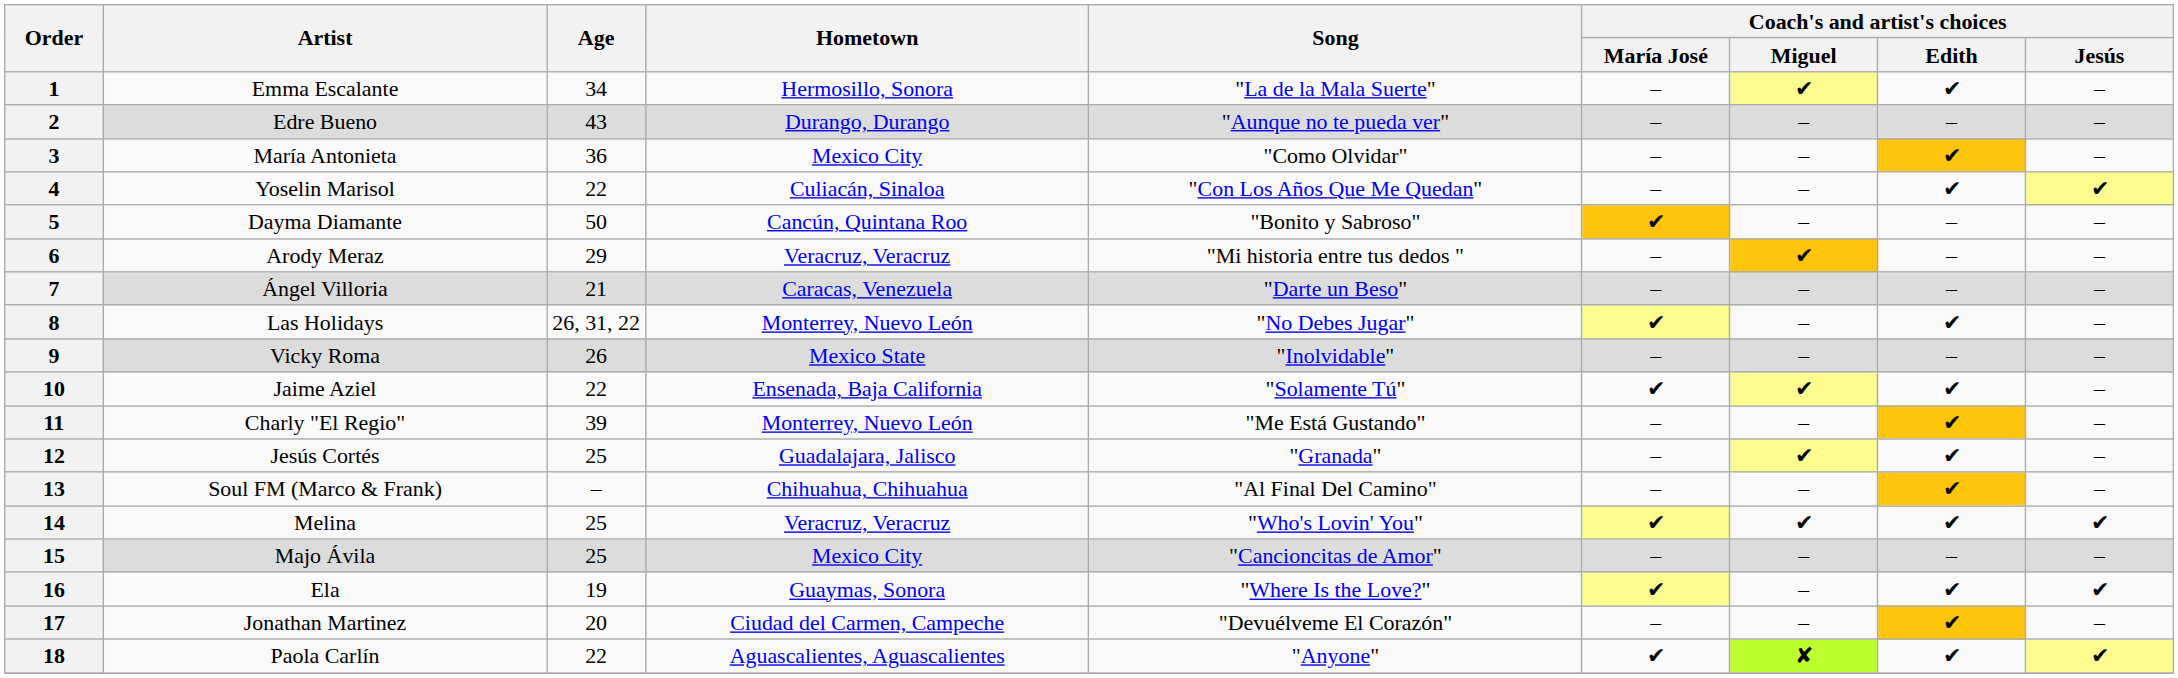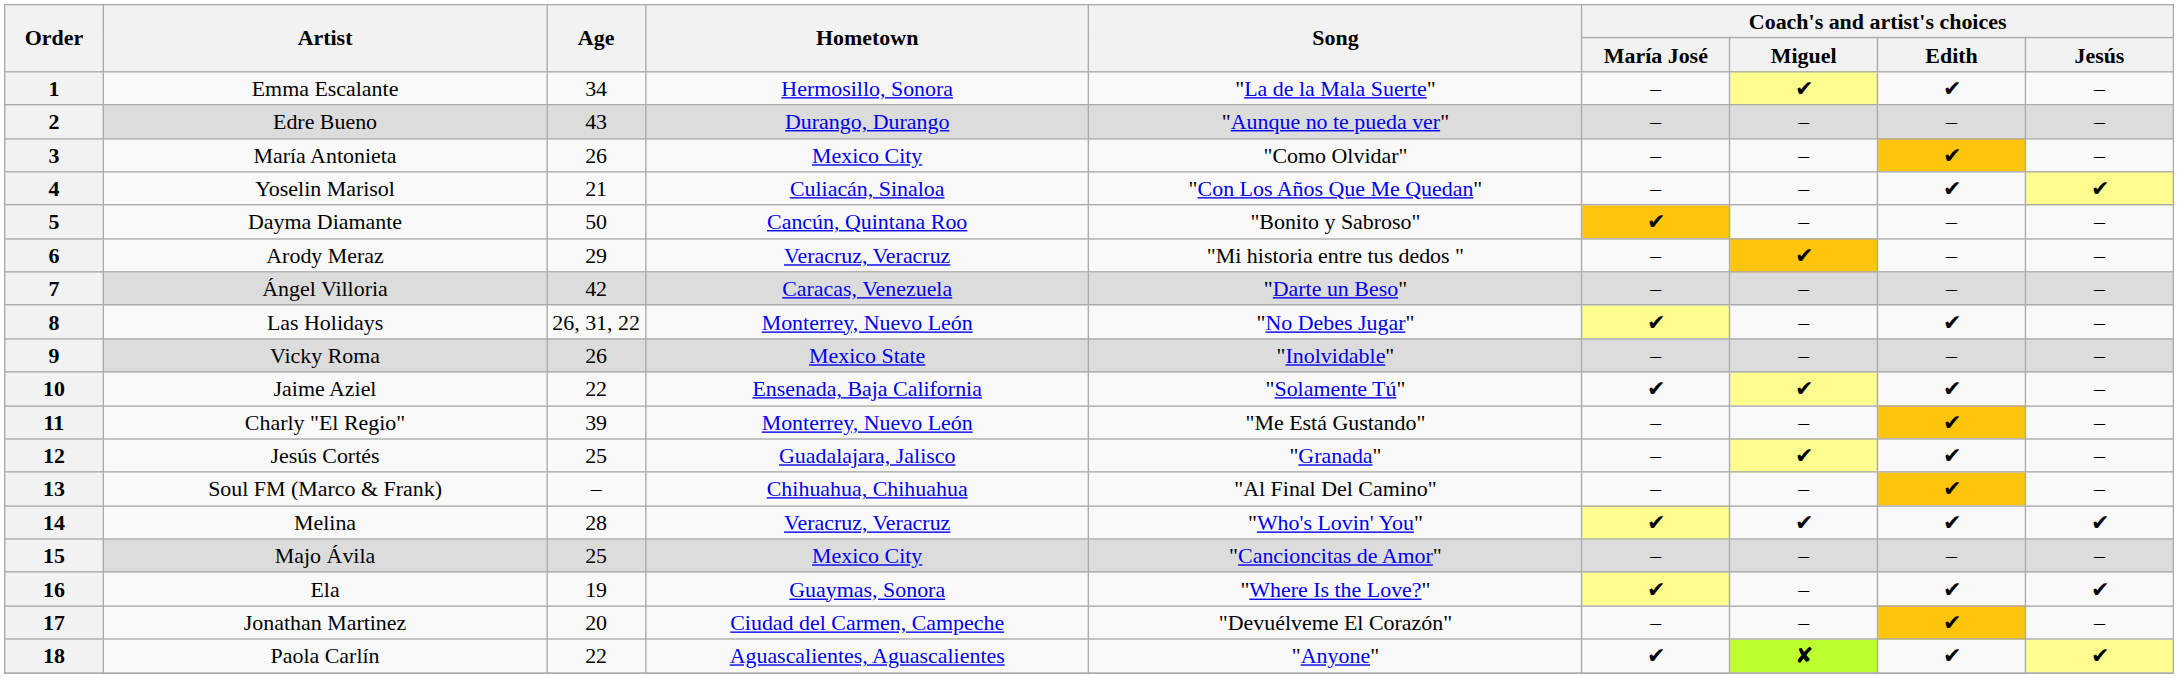(596, 155) 36 -> (596, 155) 26
(596, 188) 22 -> (596, 188) 21
(596, 289) 21 -> (596, 289) 42
(596, 522) 25 -> (596, 522) 28
